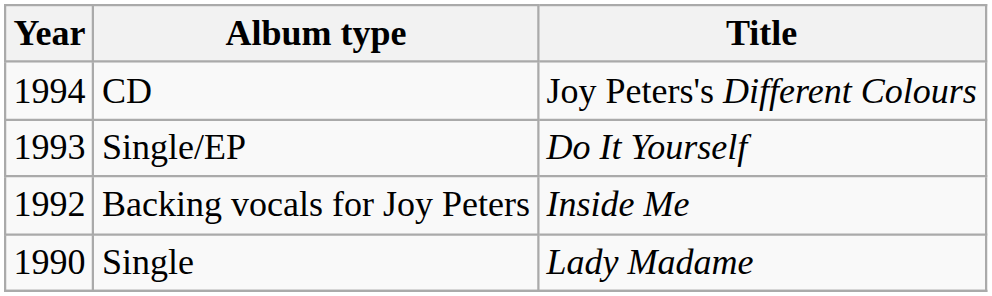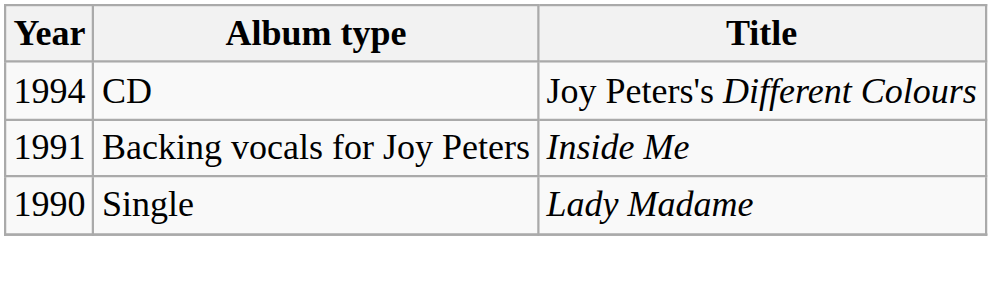- row: (174, 147)
(49, 204) 1992 -> (49, 147) 1991
